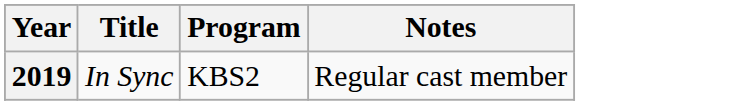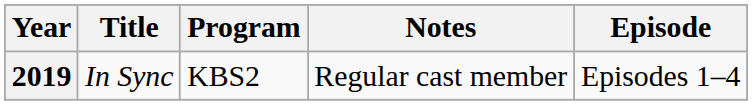+ column: (661, 28)
